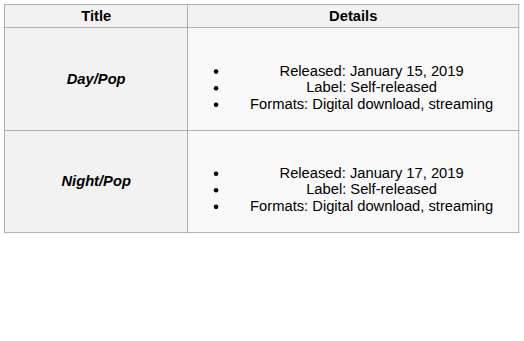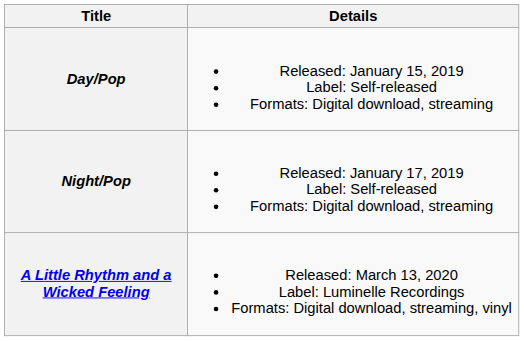+ row: (96, 284)
